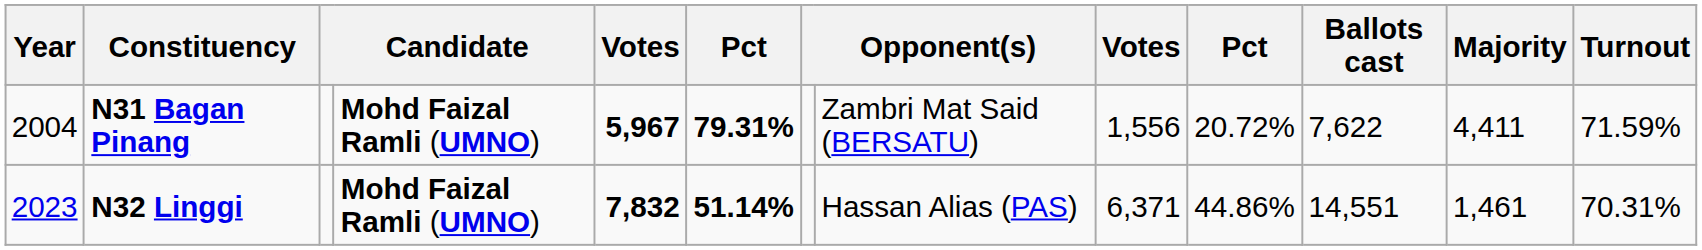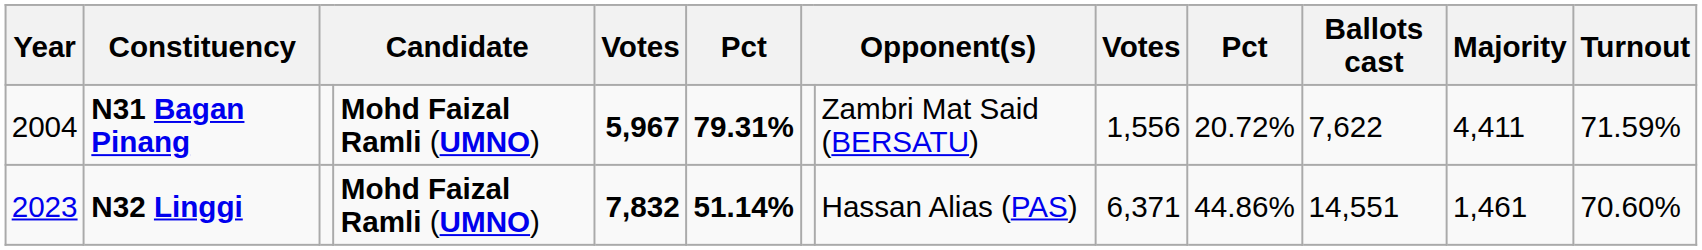(1631, 205) 70.31% -> (1631, 205) 70.60%
